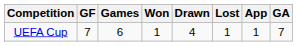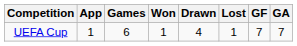columns swapped: (256, 13) <-> (88, 13)
